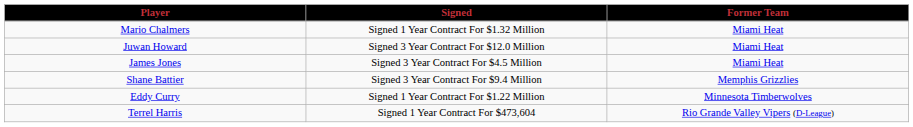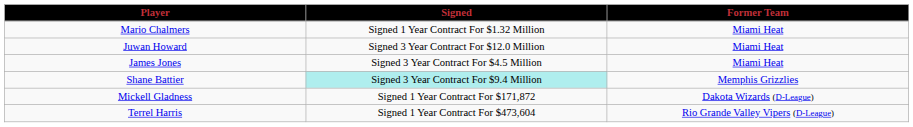(456, 79) no background -> (456, 79) paleturquoise background
- row: (155, 96)
+ row: (155, 96)
